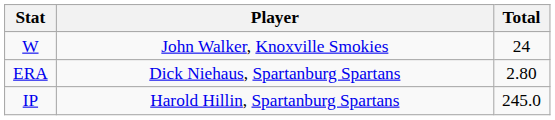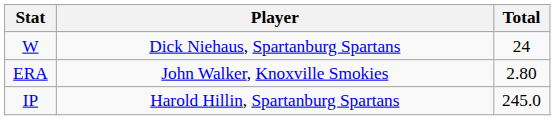(275, 45) John Walker, Knoxville Smokies -> (275, 45) Dick Niehaus, Spartanburg Spartans
(275, 73) Dick Niehaus, Spartanburg Spartans -> (275, 73) John Walker, Knoxville Smokies
